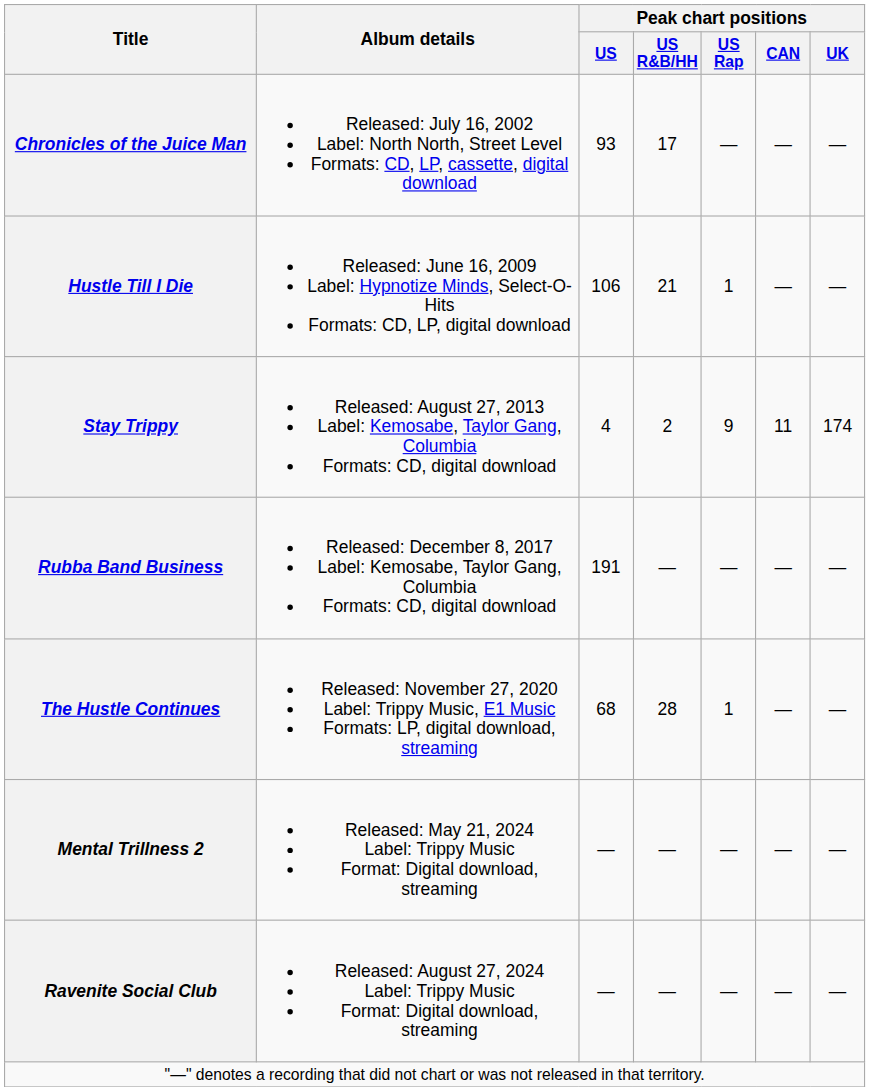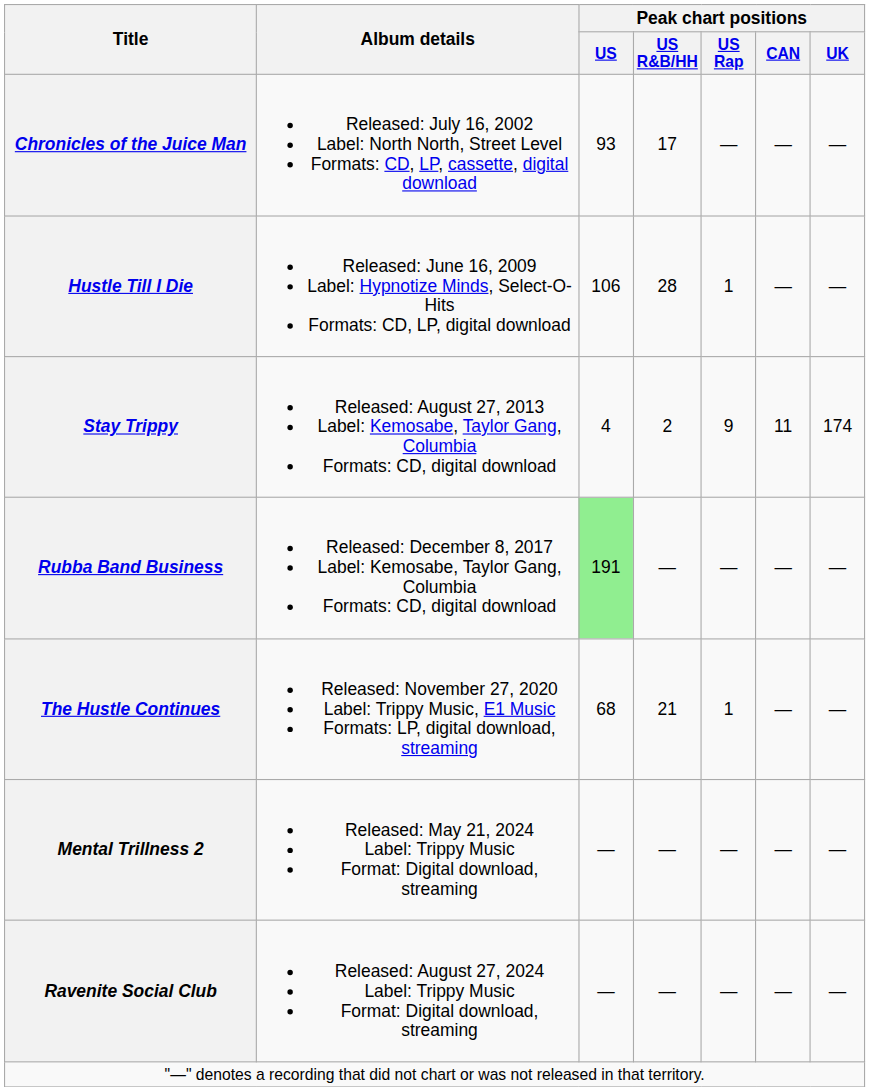(667, 285) 21 -> (667, 285) 28
(606, 567) no background -> (606, 567) lightgreen background
(667, 708) 28 -> (667, 708) 21
